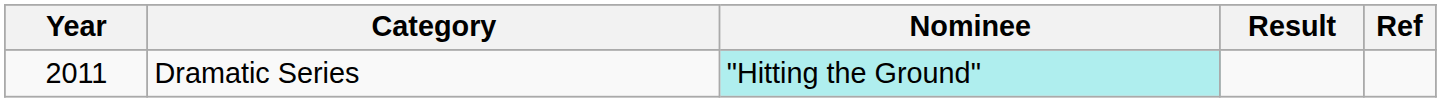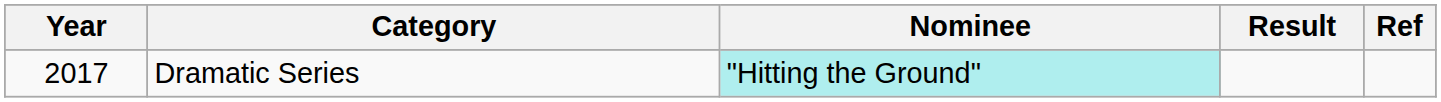(76, 73) 2011 -> (76, 73) 2017
